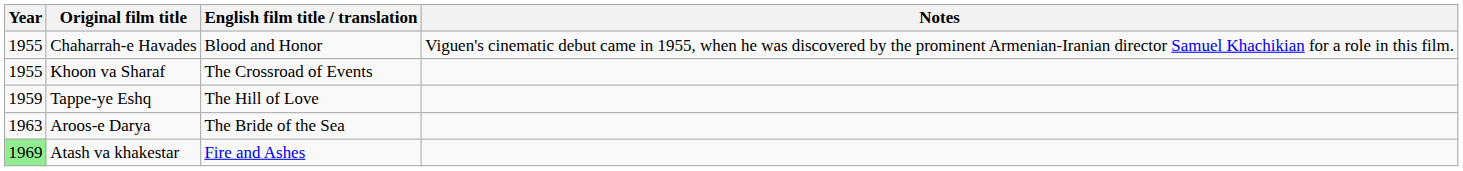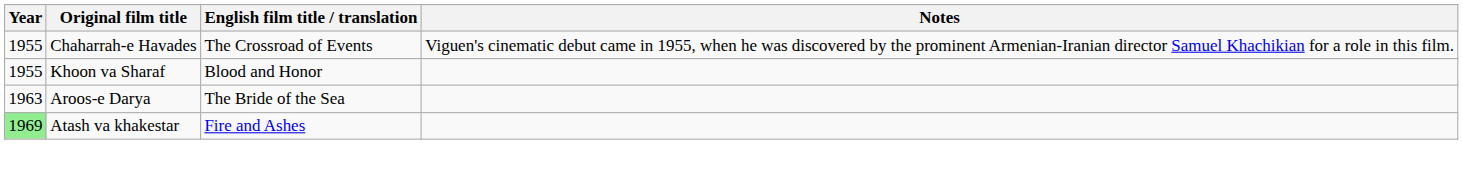(263, 44) Blood and Honor -> (289, 44) The Crossroad of Events
(289, 71) The Crossroad of Events -> (263, 71) Blood and Honor
- row: (101, 98)
